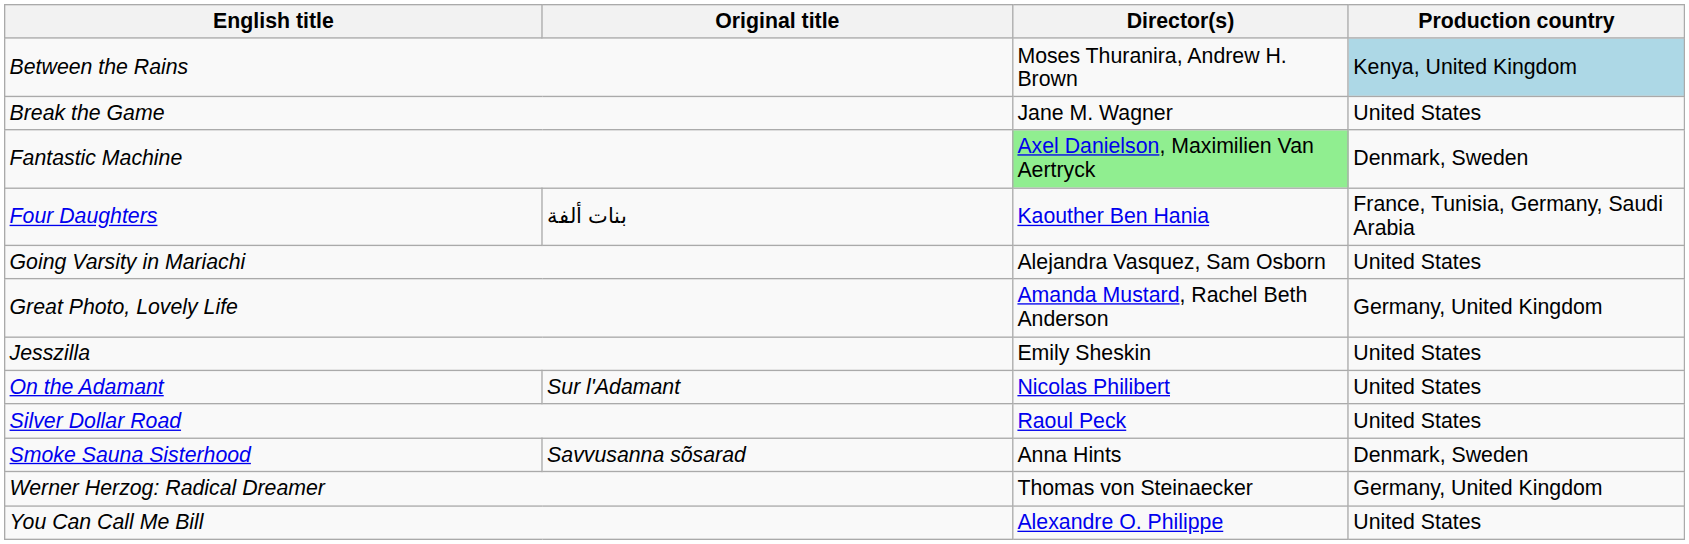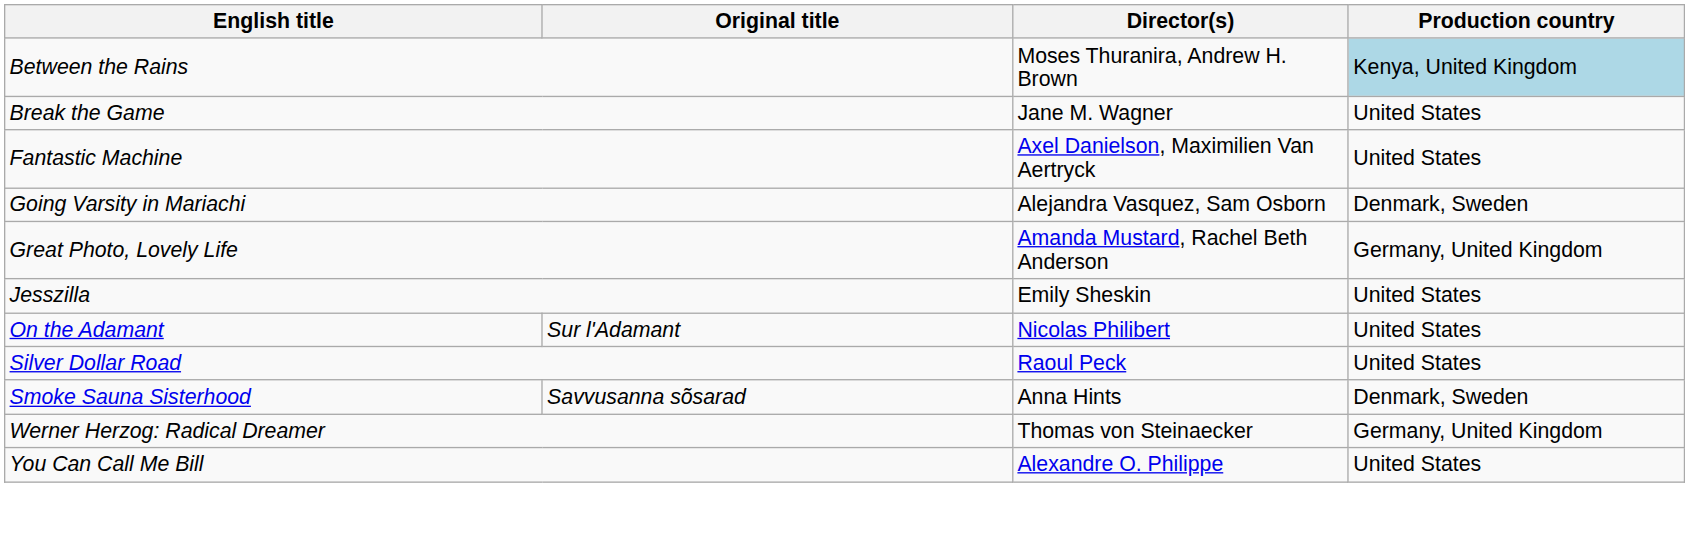(1166, 158) lightgreen background -> (1166, 158) no background
(1441, 158) Denmark, Sweden -> (1417, 158) United States
- row: (83, 216)
(1417, 261) United States -> (1441, 204) Denmark, Sweden
